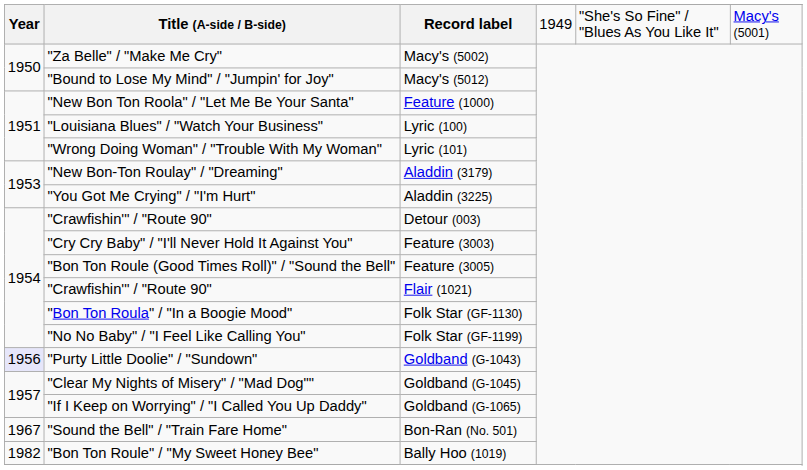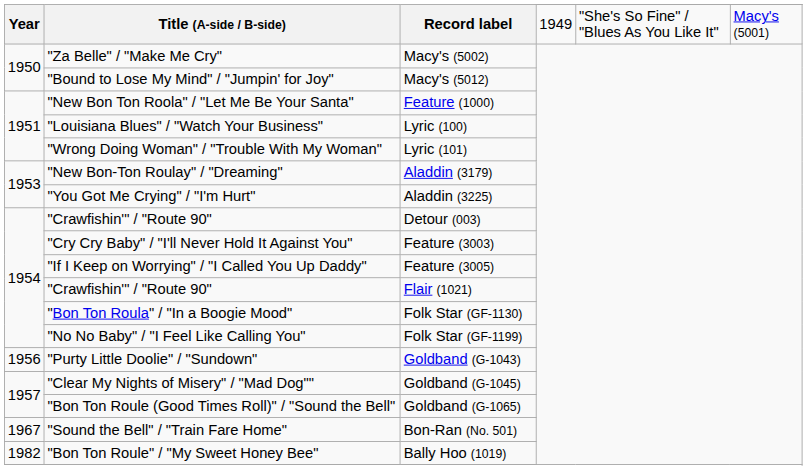(221, 266) "Bon Ton Roule (Good Times Roll)" / "Sound the Bell" -> (207, 266) "If I Keep on Worrying" / "I Called You Up Daddy"
(24, 359) lavender background -> (24, 359) no background
(207, 406) "If I Keep on Worrying" / "I Called You Up Daddy" -> (221, 406) "Bon Ton Roule (Good Times Roll)" / "Sound the Bell"
